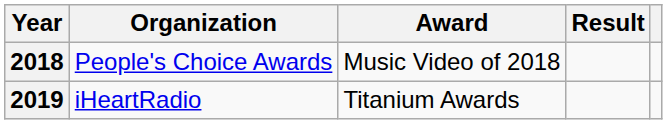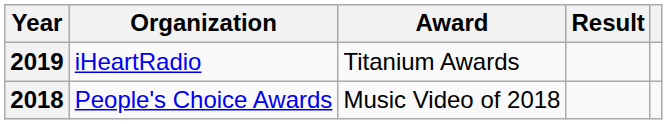rows swapped: (37, 61) <-> (37, 99)
